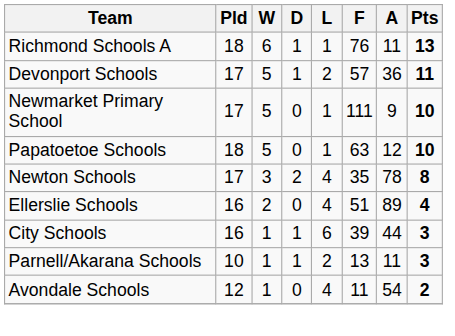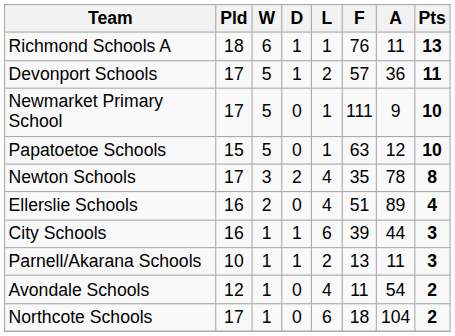(234, 149) 18 -> (234, 149) 15
+ row: (81, 317)
